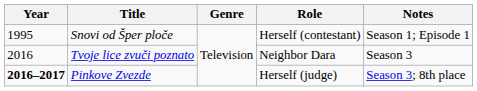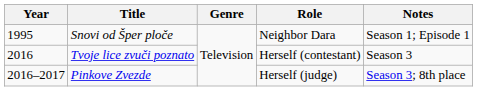(310, 34) Herself (contestant) -> (297, 34) Neighbor Dara
(297, 55) Neighbor Dara -> (310, 55) Herself (contestant)
(36, 75) bold -> (36, 75) normal
